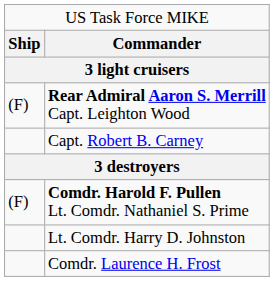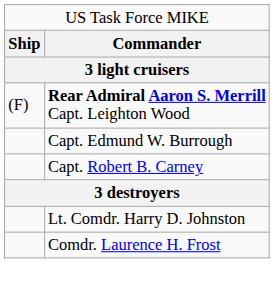+ row: (140, 140)
- row: (148, 202)
